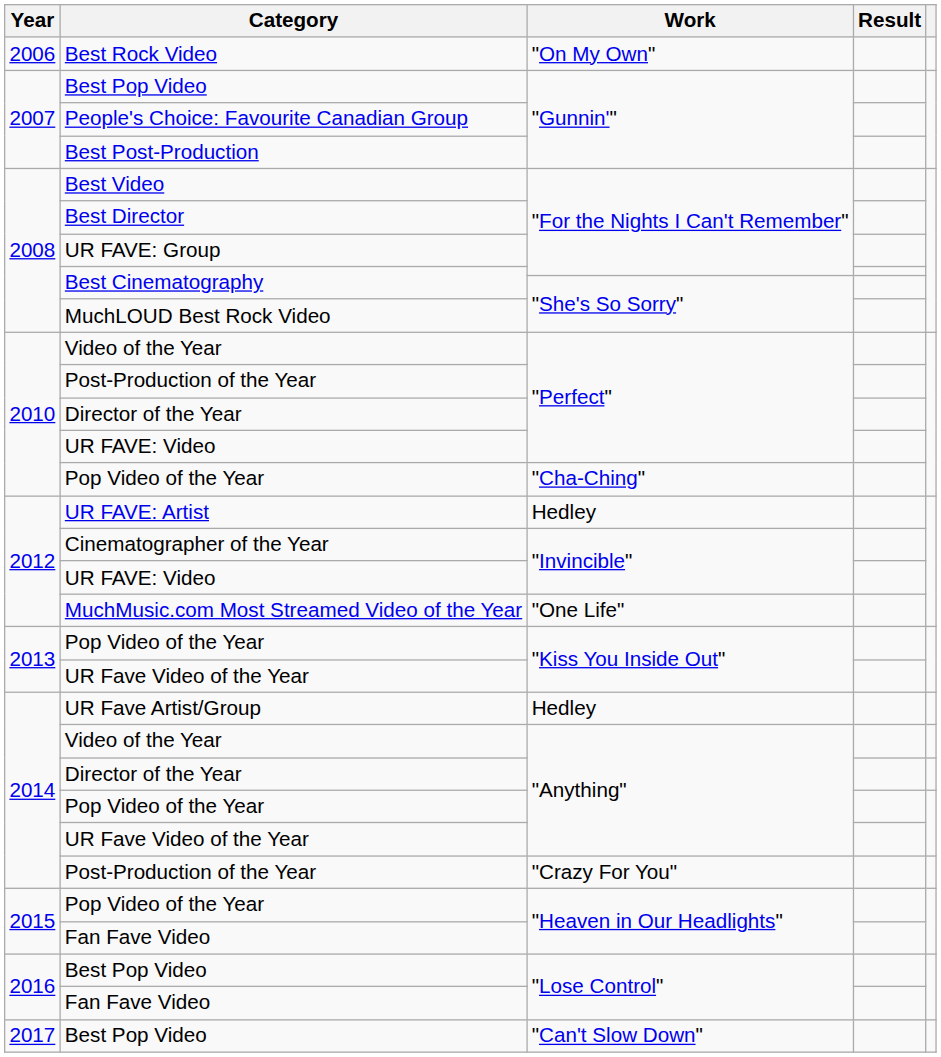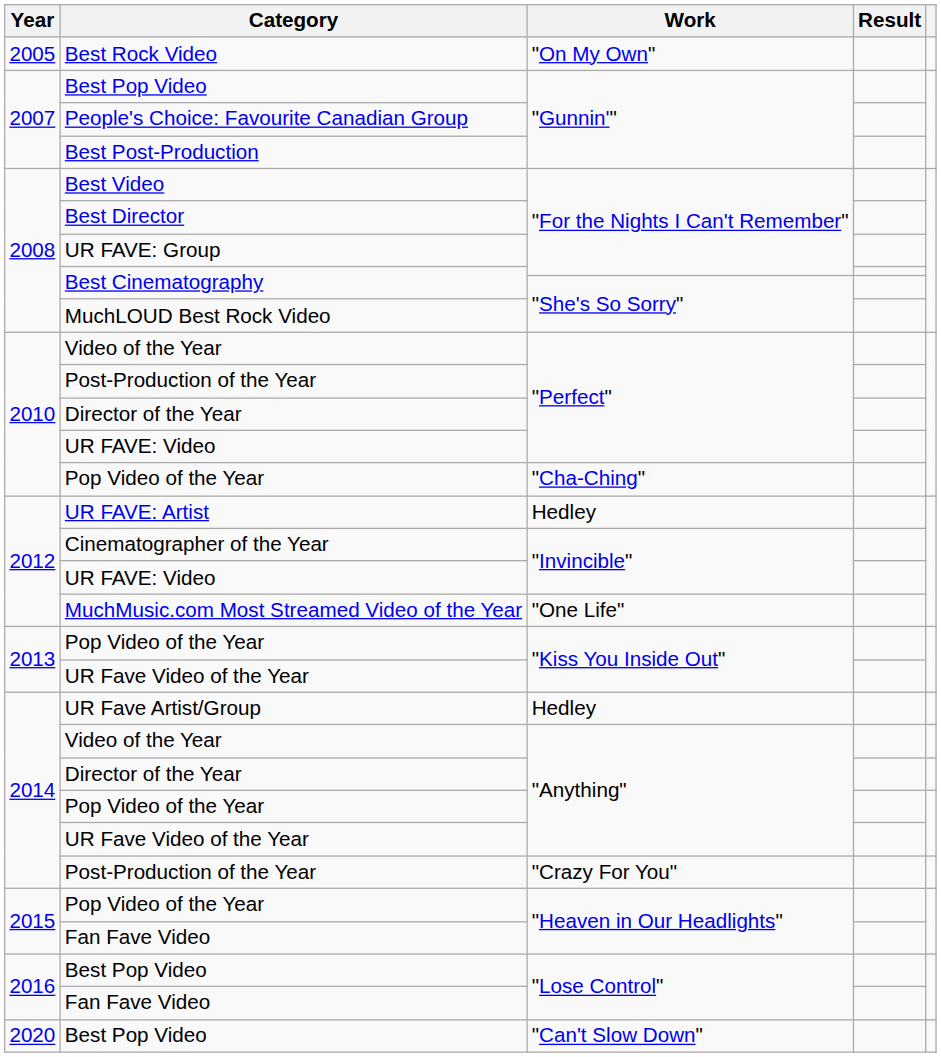(32, 53) 2006 -> (32, 53) 2005
(32, 1035) 2017 -> (32, 1035) 2020
